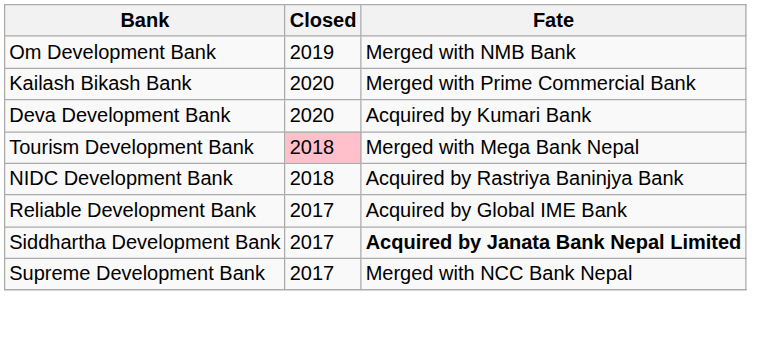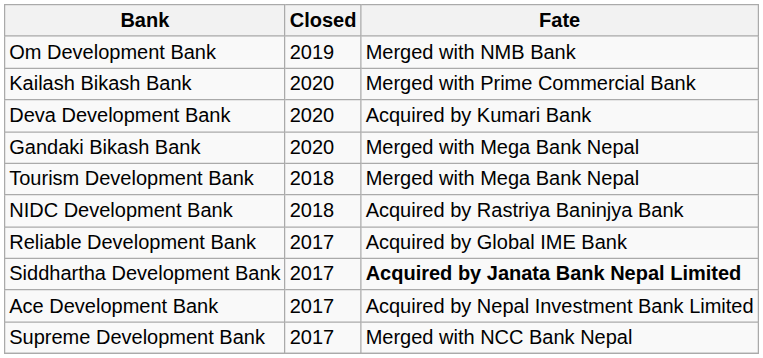+ row: (105, 147)
(312, 147) pink background -> (312, 178) no background
+ row: (114, 305)
